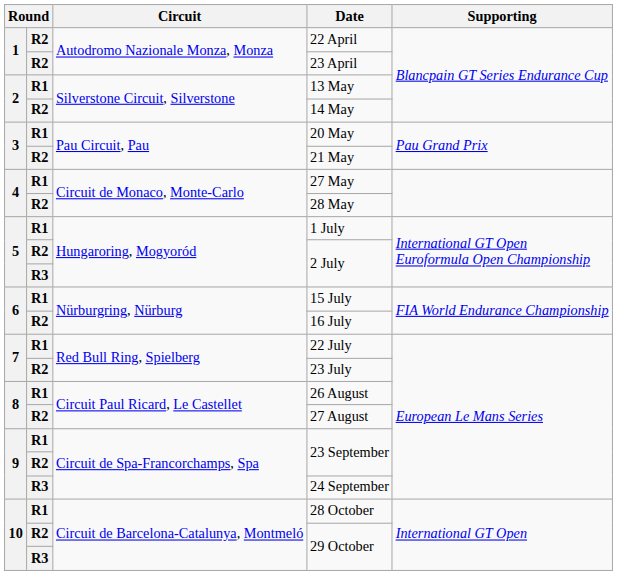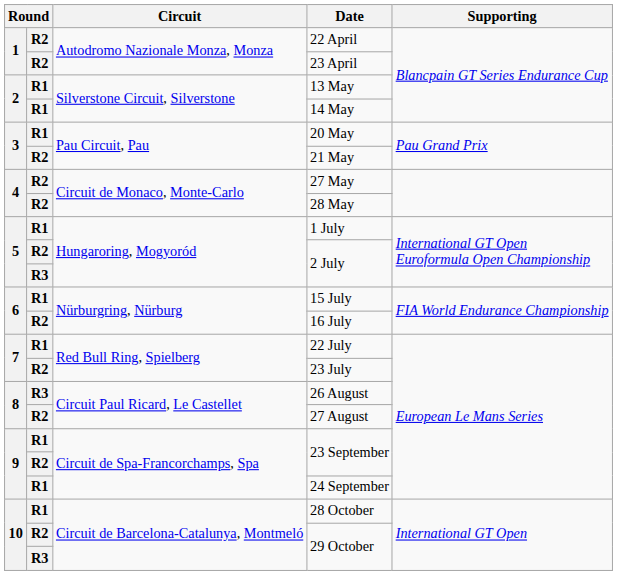(40, 110) R2 -> (40, 110) R1
(40, 180) R1 -> (40, 180) R2
(40, 392) R1 -> (40, 392) R3
(40, 487) R3 -> (40, 487) R1
